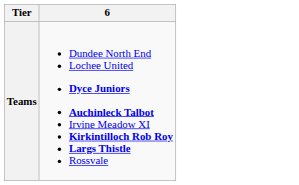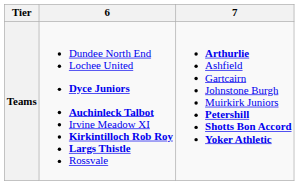+ column: (235, 13)
